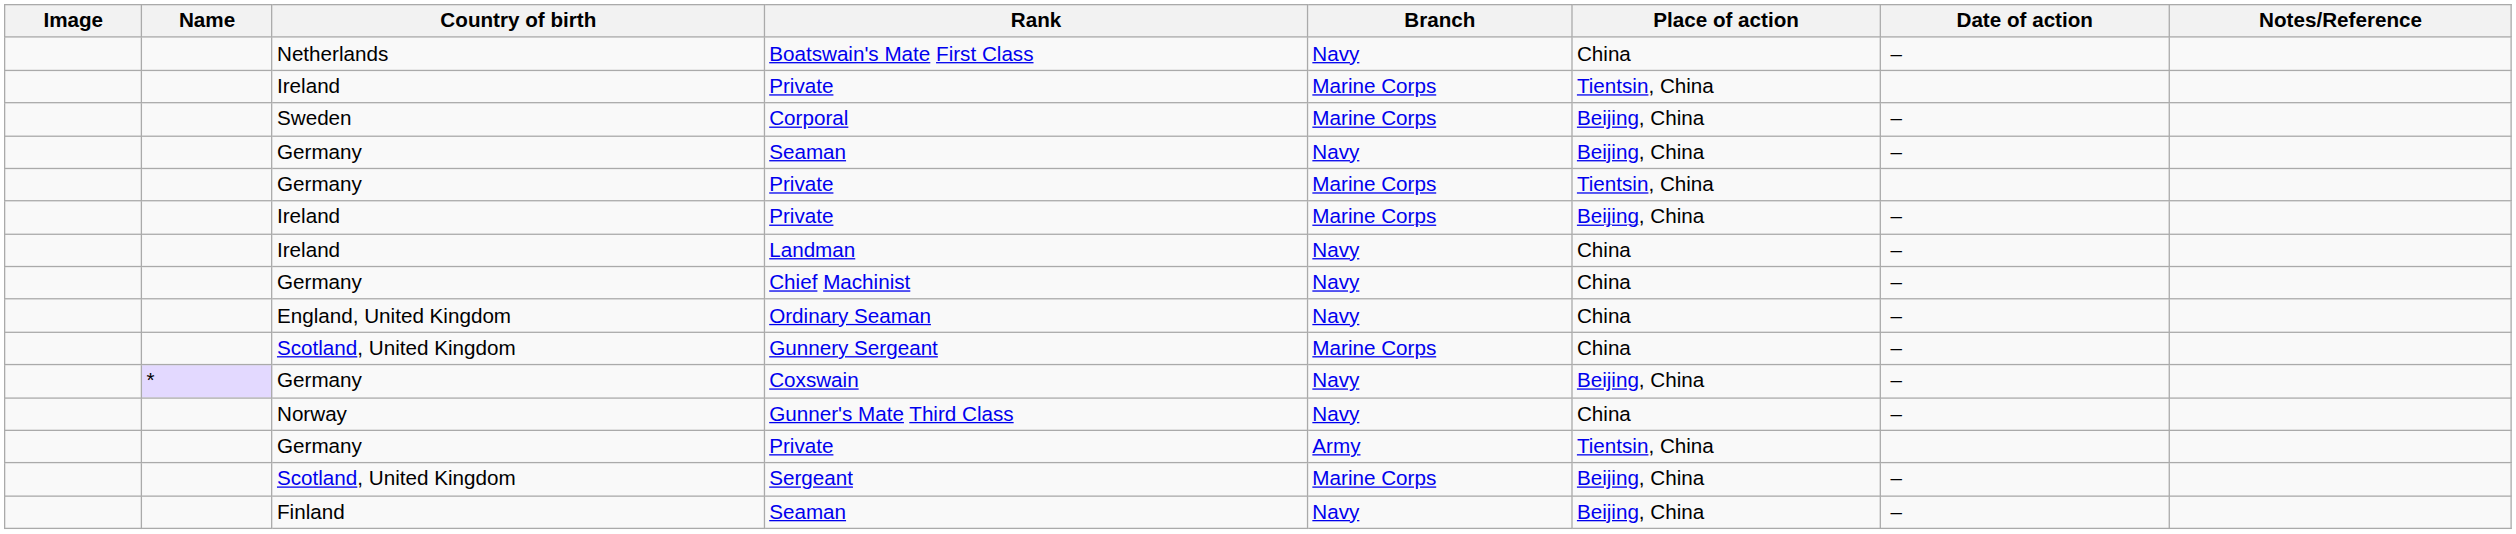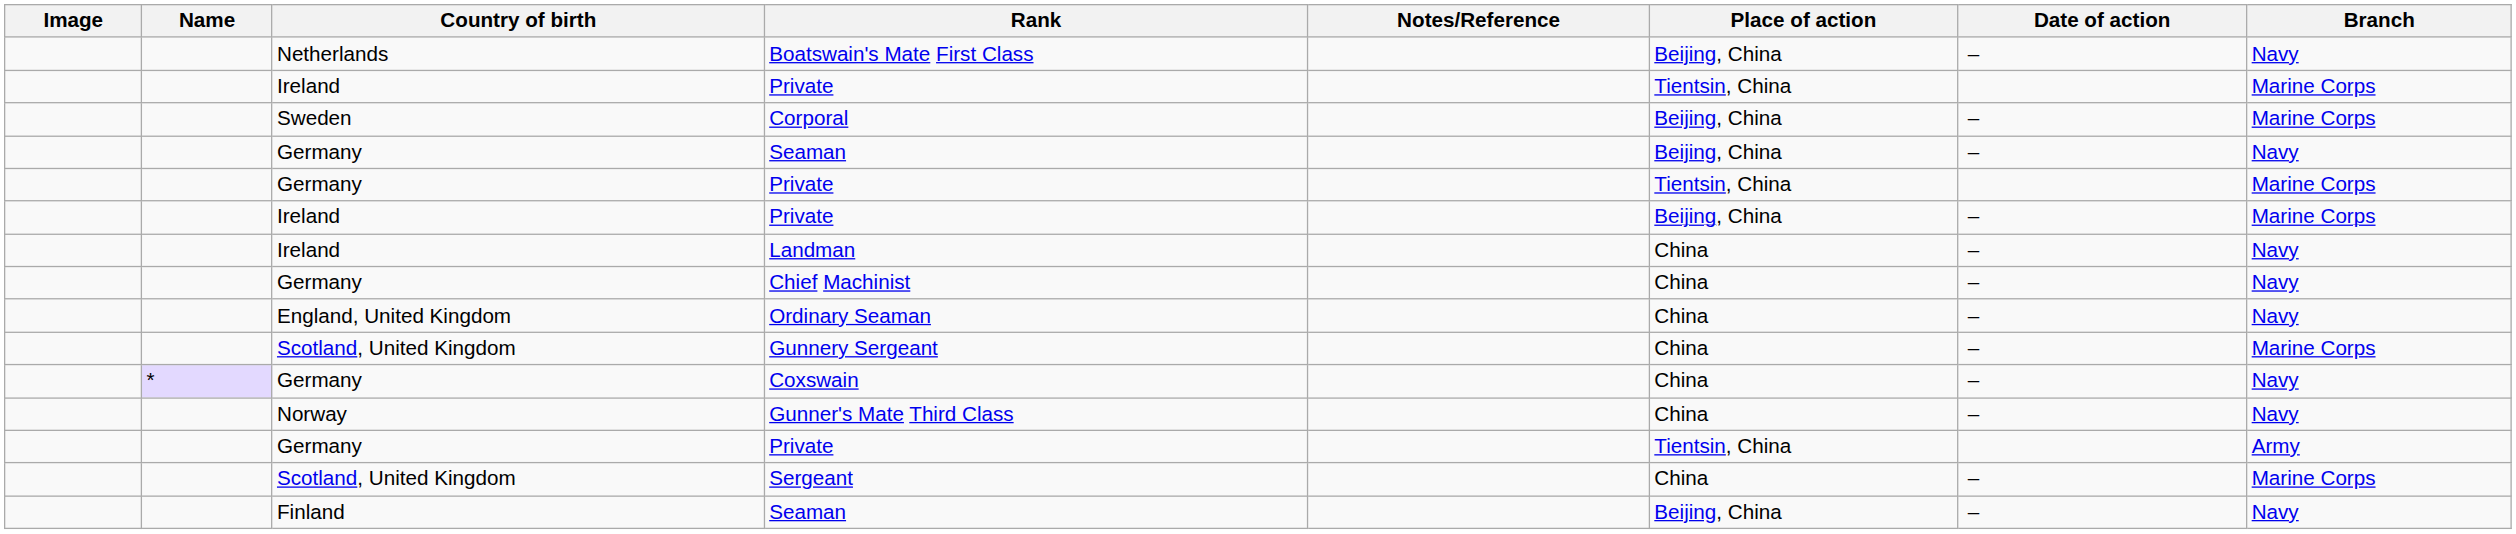columns swapped: (1440, 20) <-> (2341, 20)
(1604, 53) China -> (1718, 53) Beijing, China
(1641, 380) Beijing, China -> (1681, 380) China
(1641, 479) Beijing, China -> (1681, 479) China
